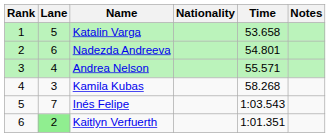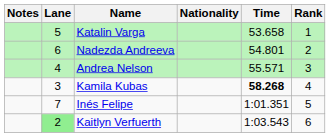columns swapped: (21, 13) <-> (306, 13)
(263, 86) normal -> (266, 86) bold
(263, 104) 1:03.543 -> (266, 104) 1:01.351
(263, 123) 1:01.351 -> (266, 123) 1:03.543
